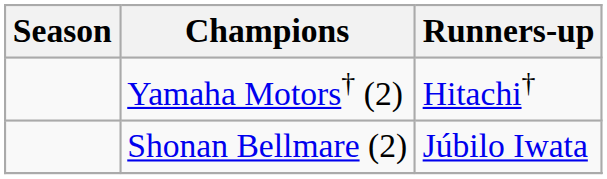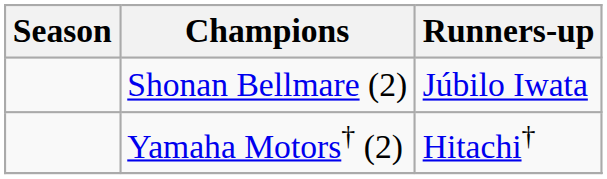rows swapped: (265, 88) <-> (267, 146)
